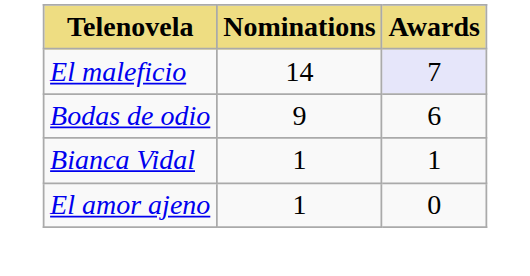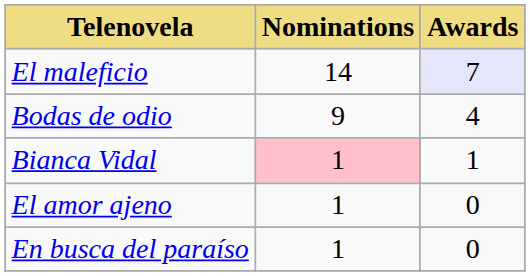(434, 115) 6 -> (473, 115) 4
(299, 159) no background -> (338, 159) pink background
+ row: (130, 248)
